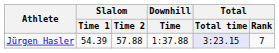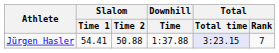(94, 40) 54.39 -> (94, 40) 54.41
(129, 40) 57.88 -> (129, 40) 50.88
